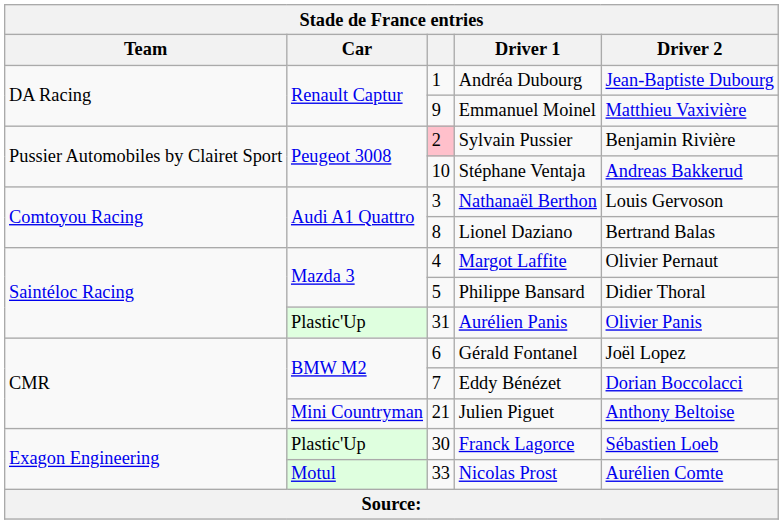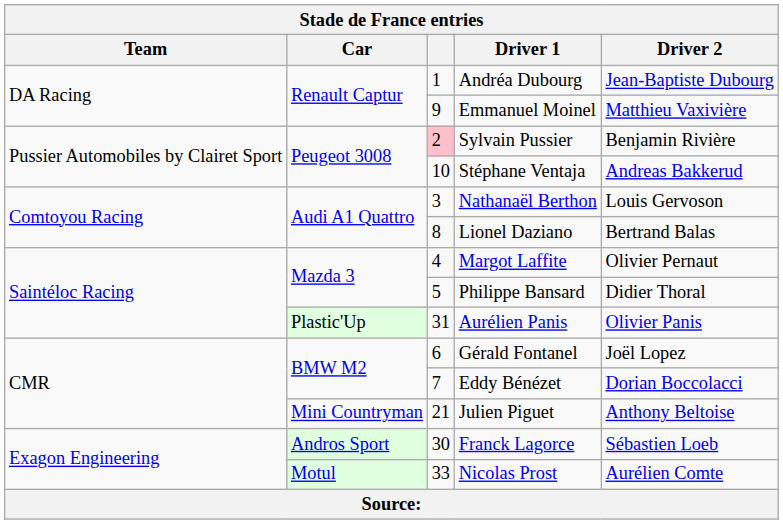(328, 443) Plastic'Up -> (340, 443) Andros Sport
